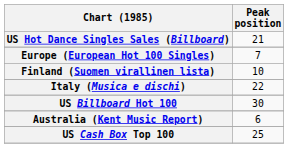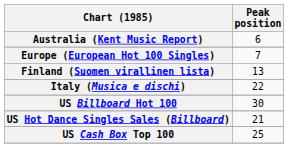rows swapped: (118, 119) <-> (118, 39)
(258, 71) 10 -> (258, 71) 13
